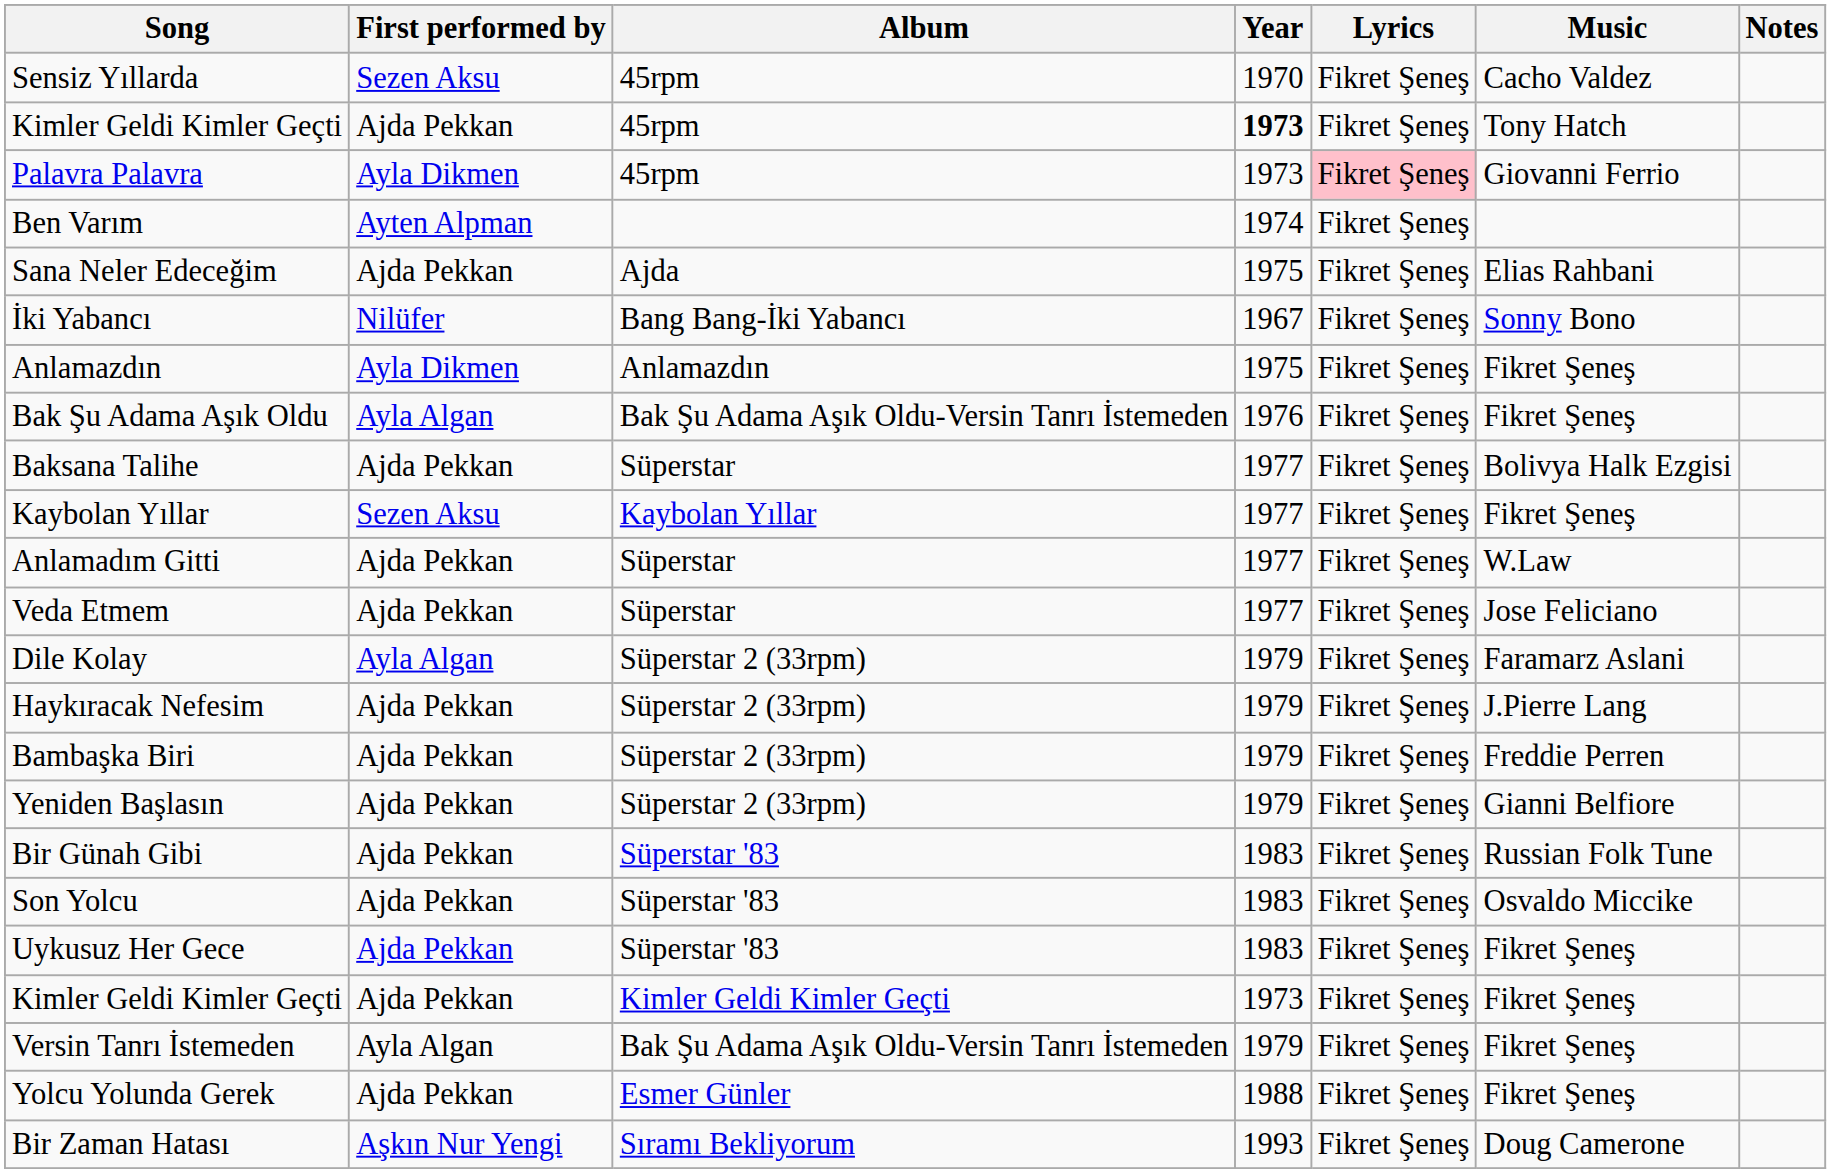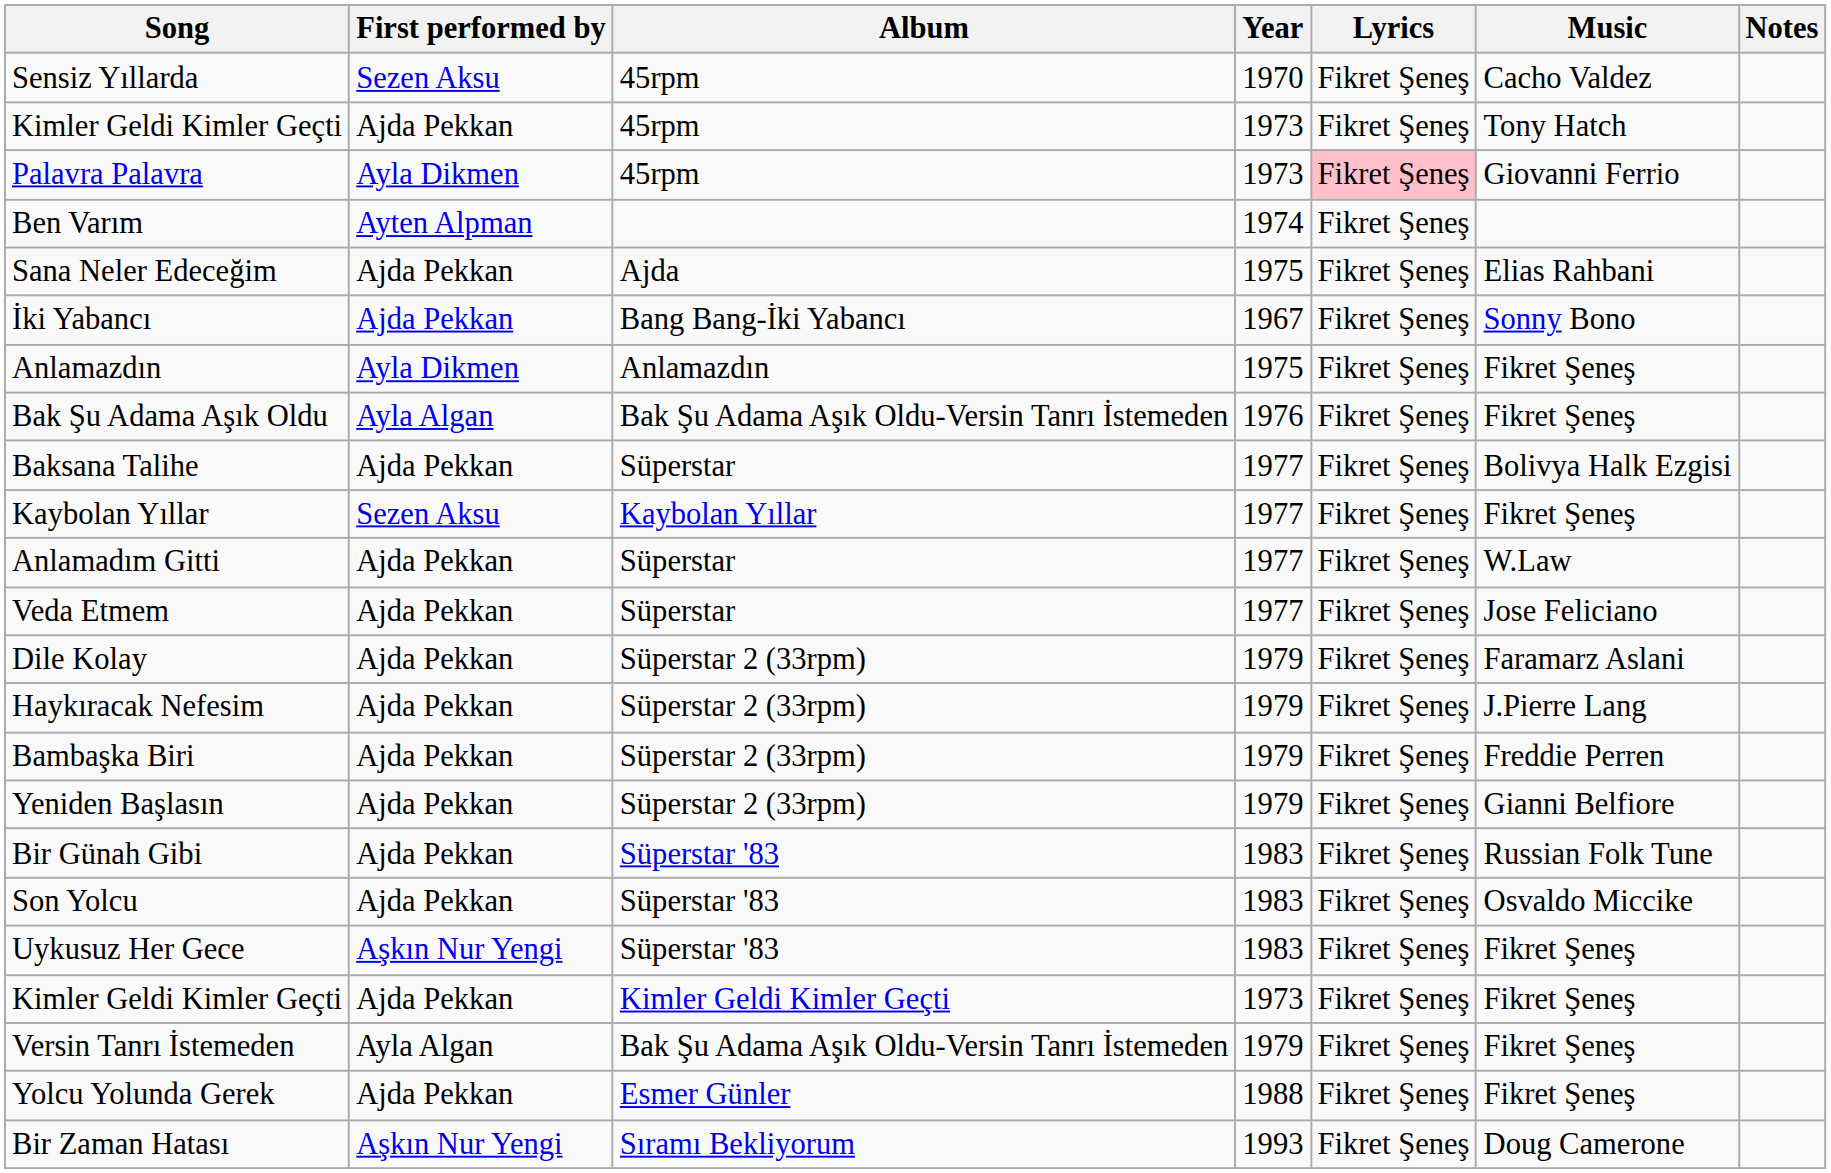(1273, 125) bold -> (1273, 125) normal
(400, 319) Nilüfer -> (435, 319) Ajda Pekkan
(425, 658) Ayla Algan -> (435, 658) Ajda Pekkan
(435, 949) Ajda Pekkan -> (459, 949) Aşkın Nur Yengi
